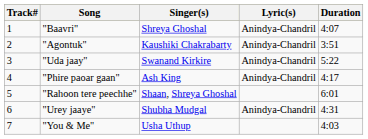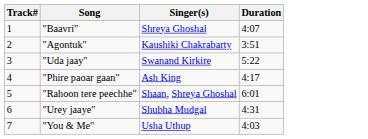- column: (279, 12)
